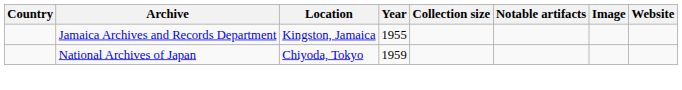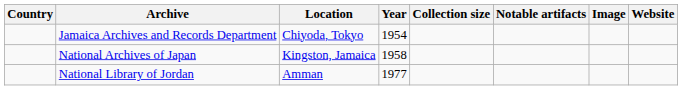(329, 34) Kingston, Jamaica -> (323, 34) Chiyoda, Tokyo
(394, 34) 1955 -> (394, 34) 1954
(323, 54) Chiyoda, Tokyo -> (329, 54) Kingston, Jamaica
(394, 54) 1959 -> (394, 54) 1958
+ row: (126, 74)
